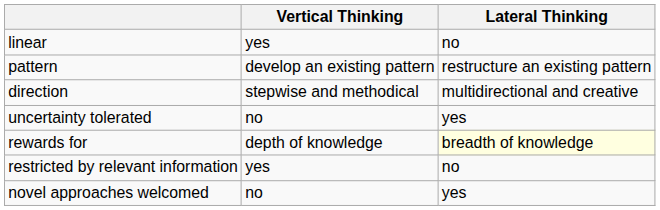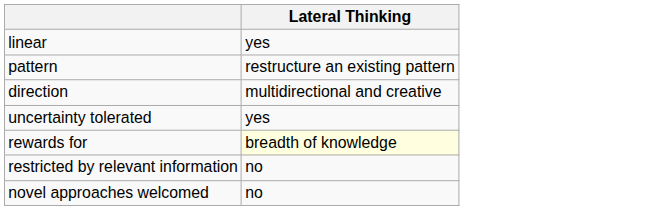- column: (340, 17)
(451, 42) no -> (258, 42) yes
(454, 192) yes -> (254, 192) no
